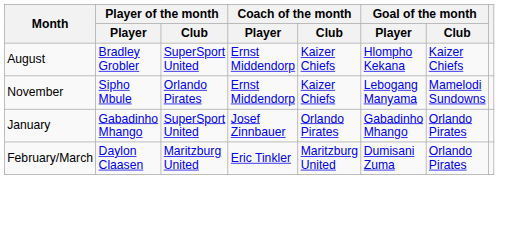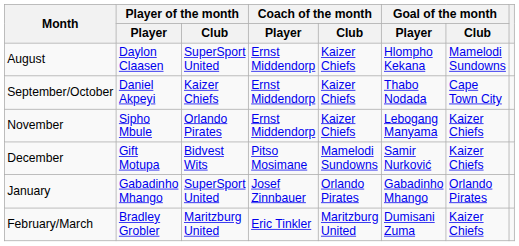(119, 59) Bradley Grobler -> (141, 59) Daylon Claasen
(446, 59) Kaizer Chiefs -> (478, 59) Mamelodi Sundowns
+ row: (60, 92)
(457, 92) Mamelodi Sundowns -> (466, 125) Kaizer Chiefs
+ row: (35, 158)
(121, 158) Daylon Claasen -> (140, 224) Bradley Grobler
(450, 158) Orlando Pirates -> (466, 224) Kaizer Chiefs
